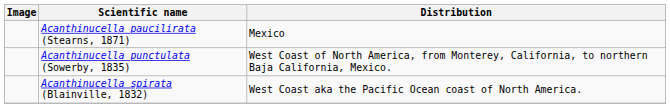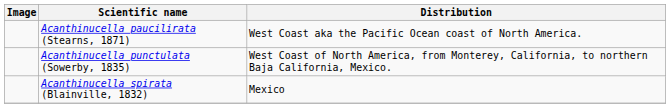(267, 34) Mexico -> (416, 34) West Coast aka the Pacific Ocean coast of North America.
(416, 89) West Coast aka the Pacific Ocean coast of North America. -> (267, 89) Mexico
